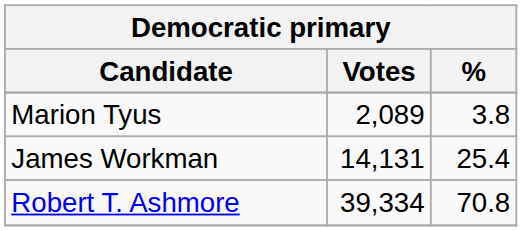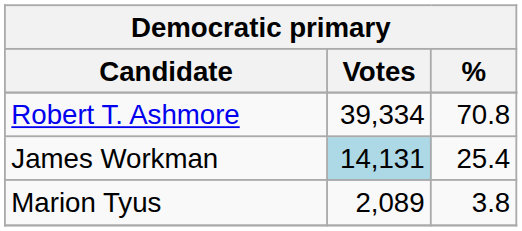rows swapped: (126, 203) <-> (86, 115)
(382, 159) no background -> (382, 159) lightblue background
